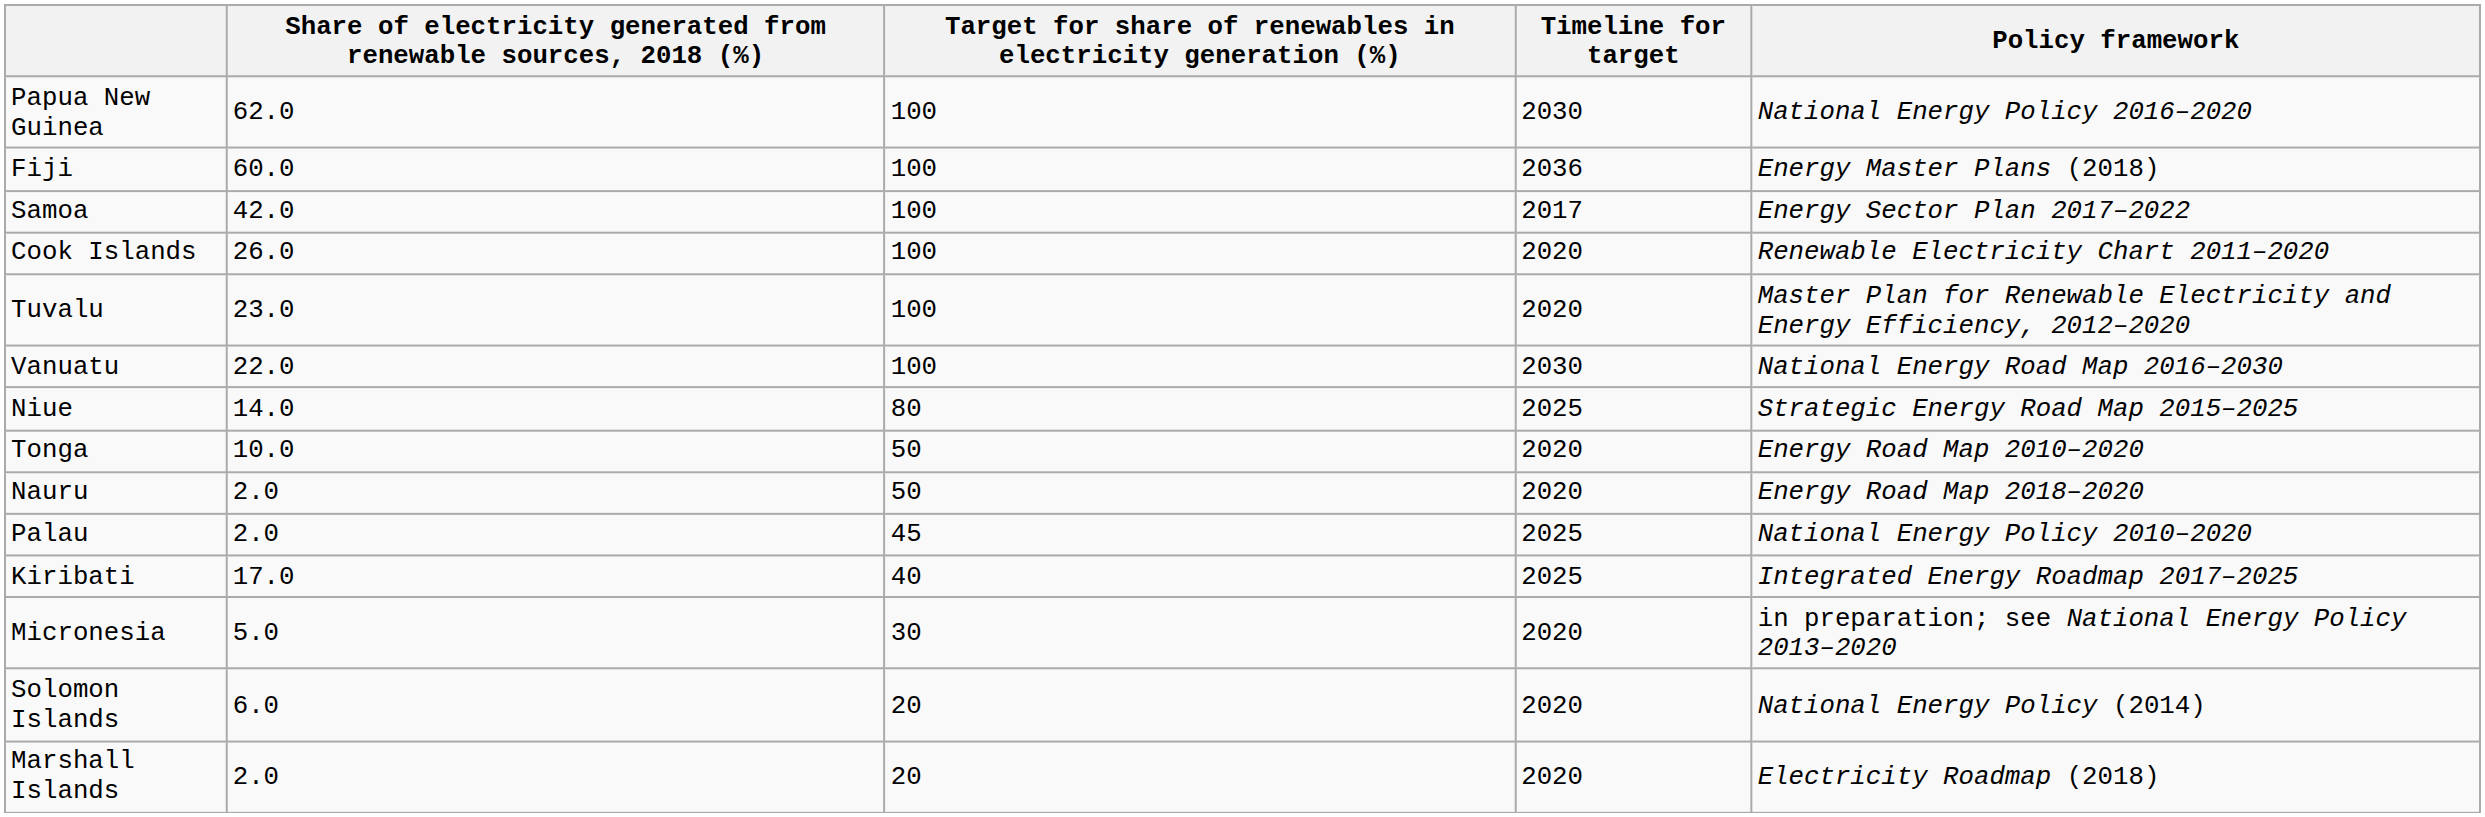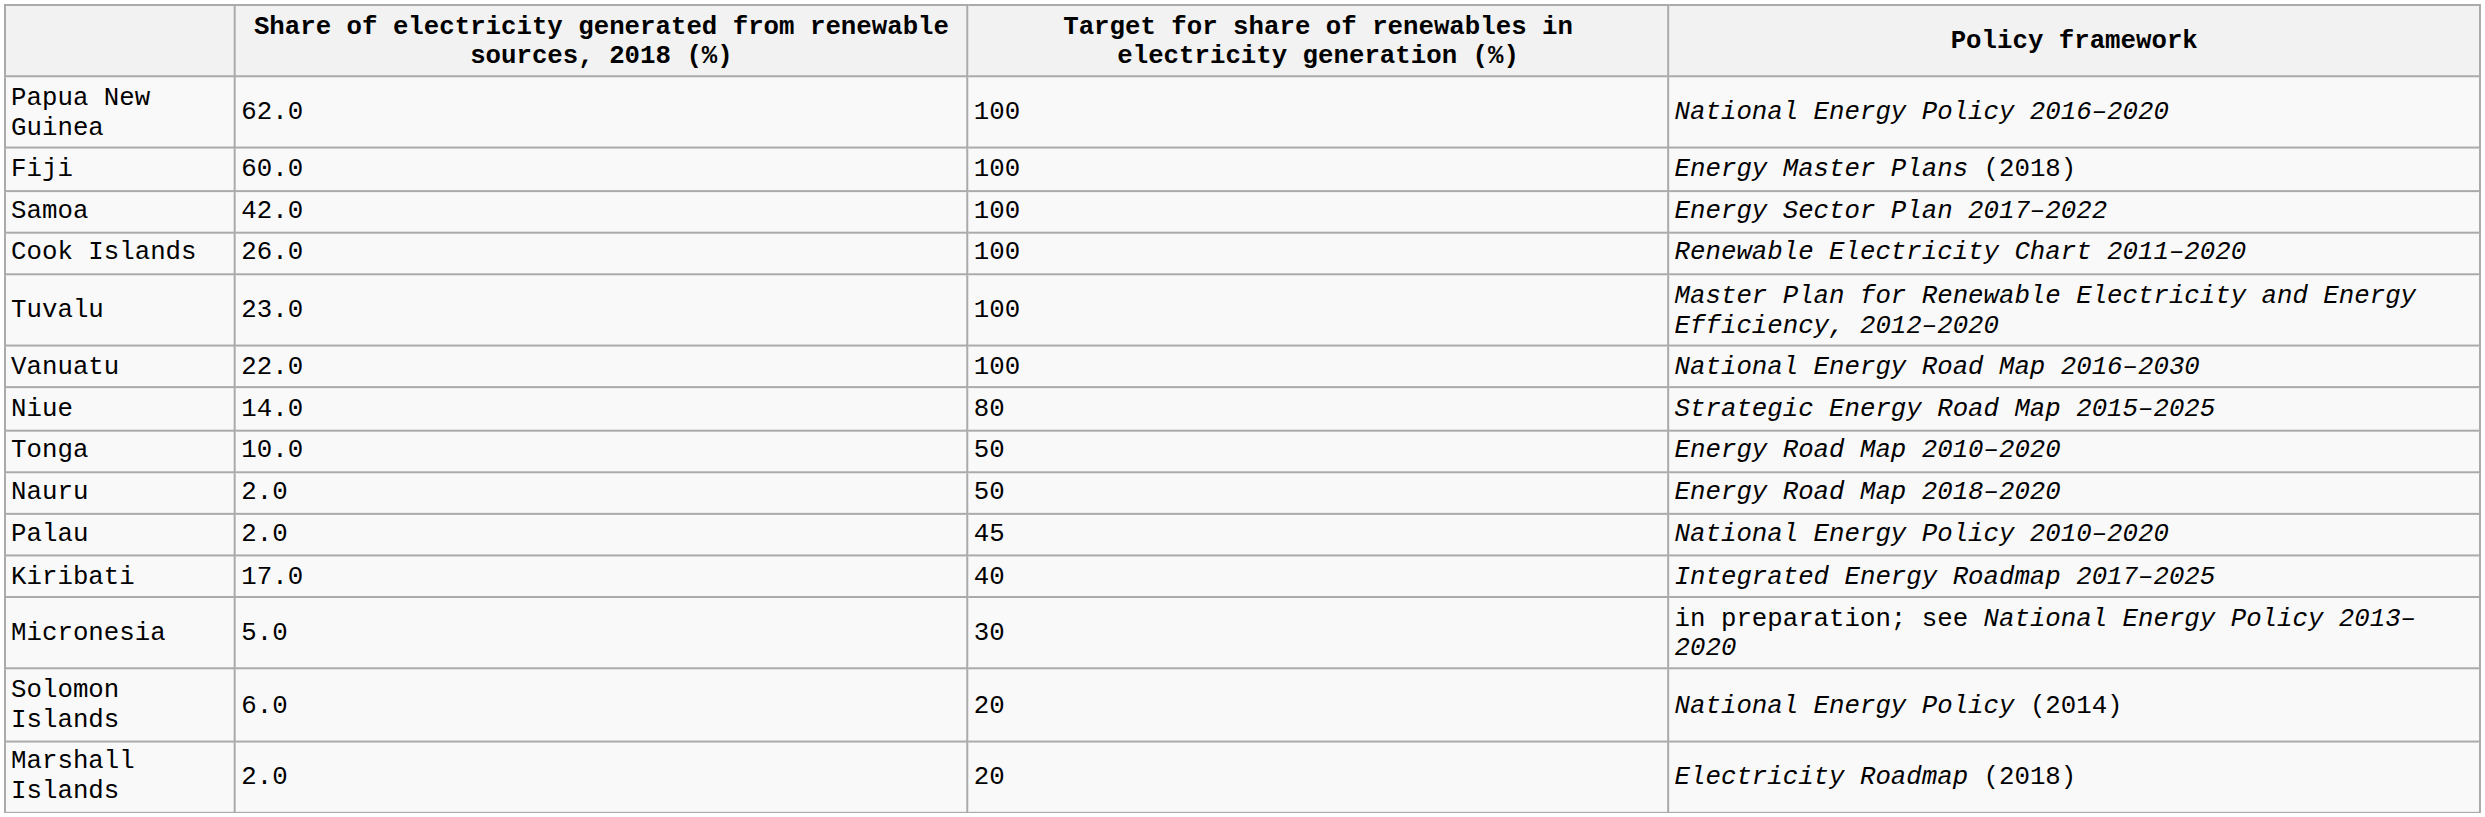- column: (1633, 41)
